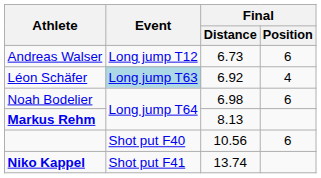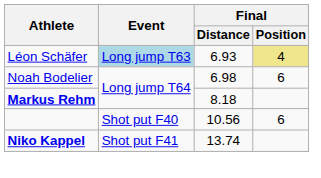- row: (55, 57)
(230, 78) 6.92 -> (223, 57) 6.93
(288, 78) no background -> (281, 57) khaki background
(230, 120) 8.13 -> (223, 99) 8.18
